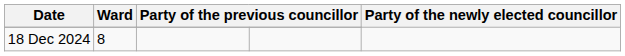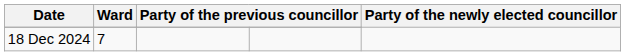(101, 39) 8 -> (101, 39) 7
